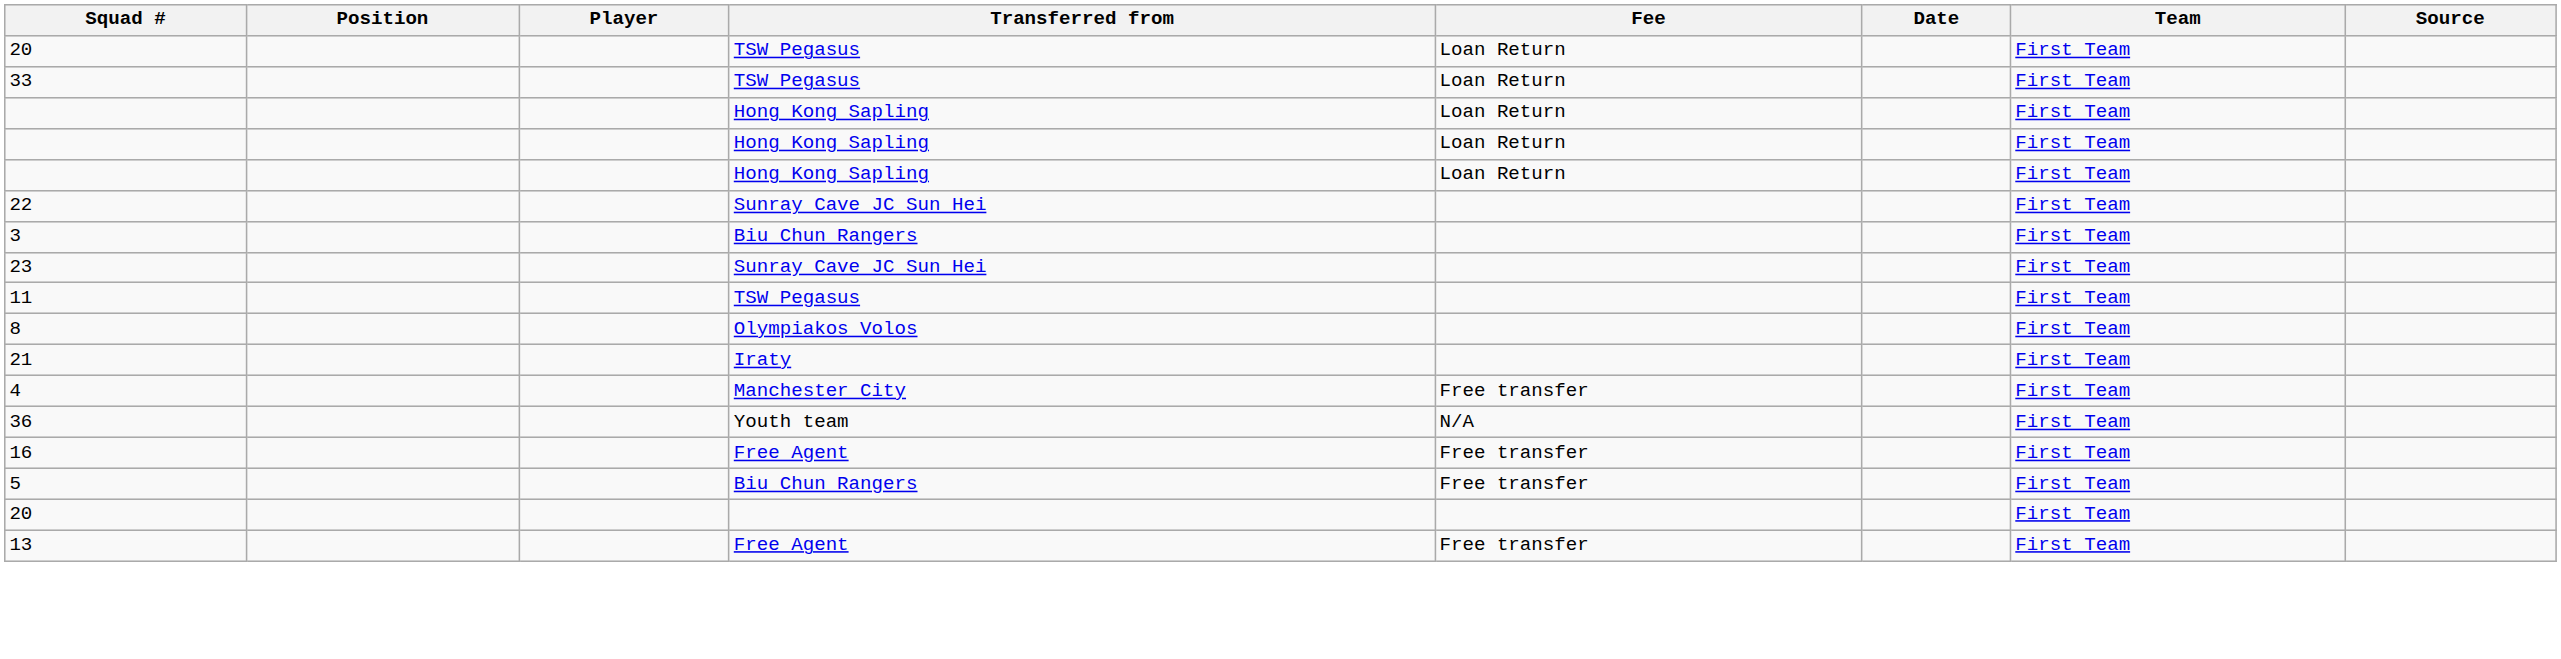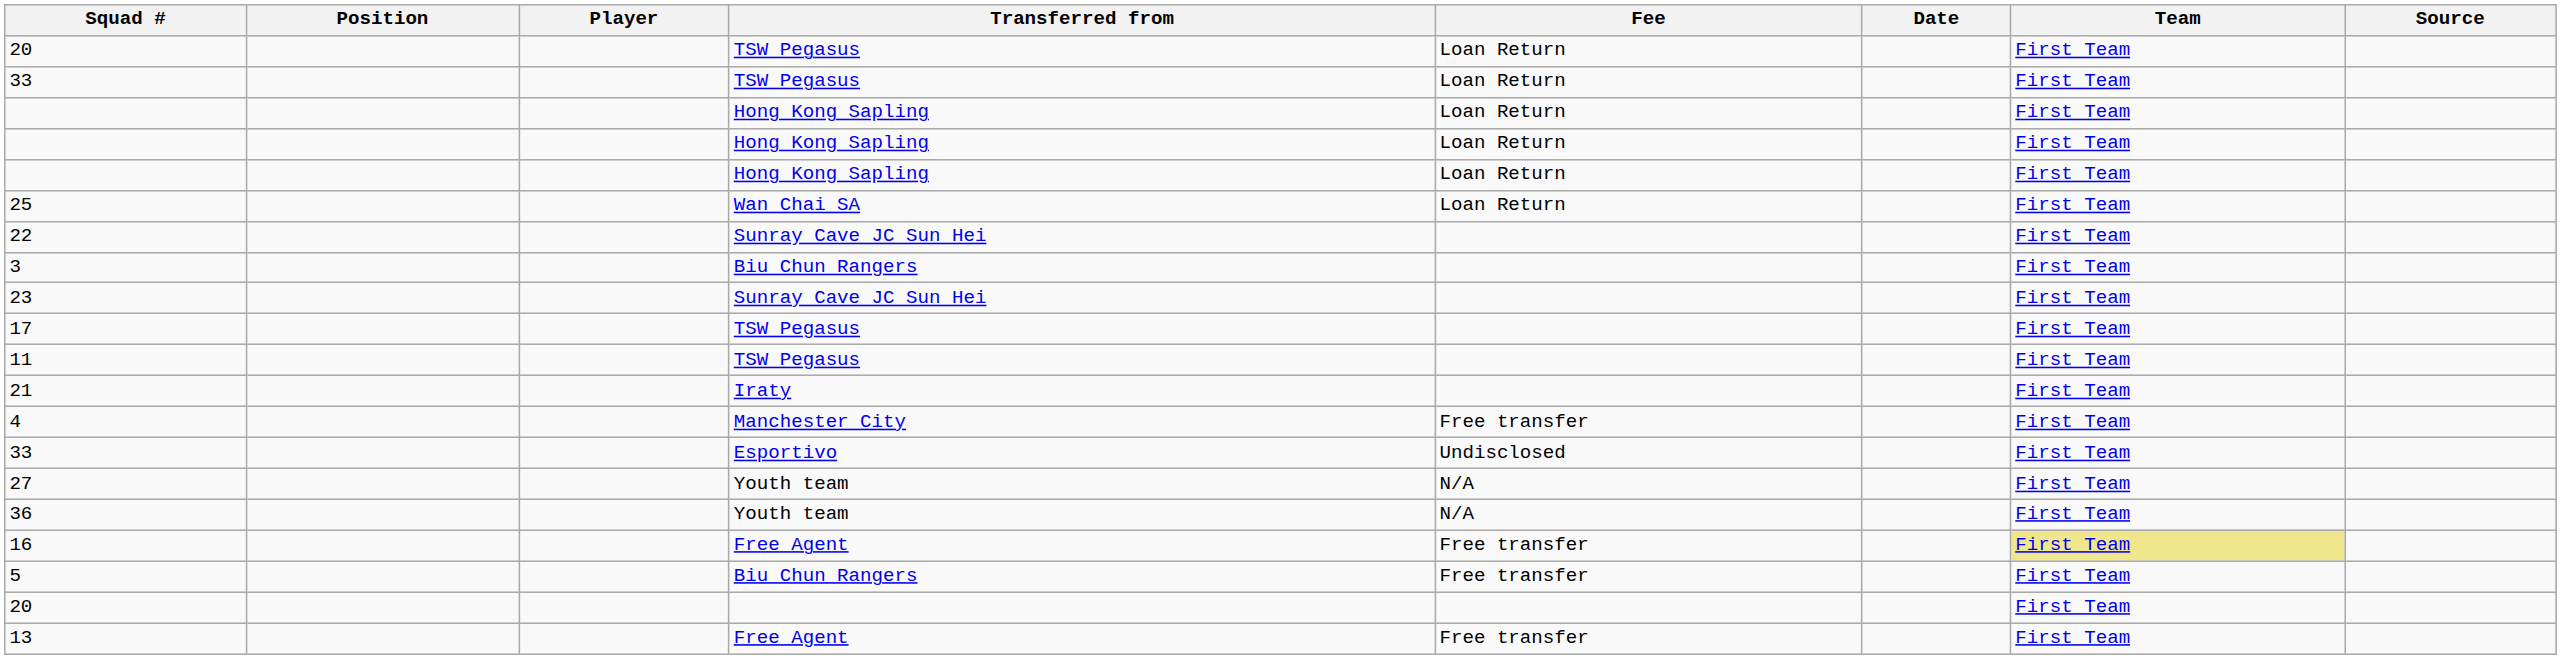+ row: (21, 206)
+ row: (21, 330)
- row: (15, 330)
+ row: (21, 453)
+ row: (21, 484)
(2073, 453) no background -> (2073, 546) khaki background
